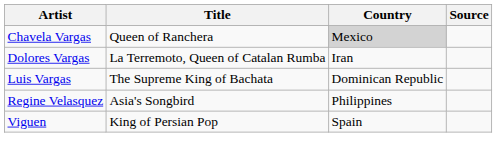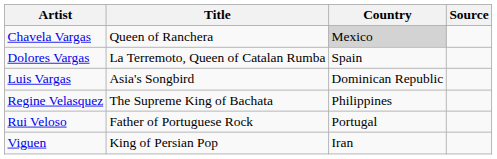(342, 57) Iran -> (347, 57) Spain
(191, 79) The Supreme King of Bachata -> (152, 79) Asia's Songbird
(152, 100) Asia's Songbird -> (191, 100) The Supreme King of Bachata
+ row: (37, 121)
(347, 121) Spain -> (342, 143) Iran
